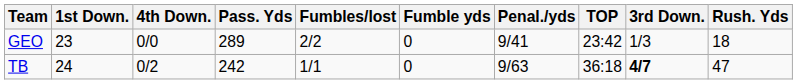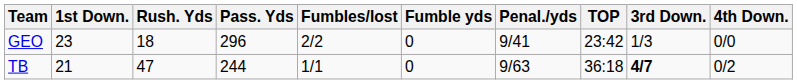columns swapped: (750, 16) <-> (174, 16)
(232, 41) 289 -> (233, 41) 296
(64, 66) 24 -> (64, 66) 21
(232, 66) 242 -> (233, 66) 244
